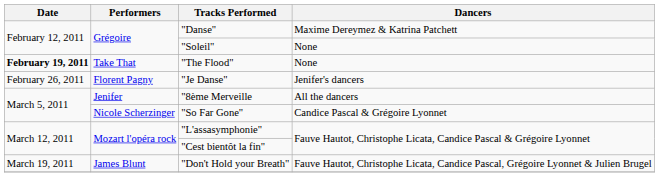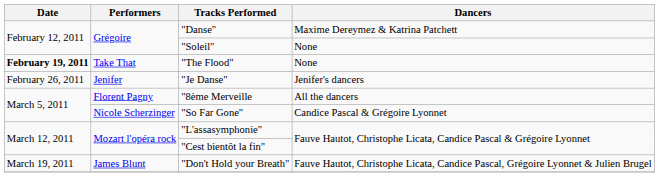(123, 79) Florent Pagny -> (108, 79) Jenifer
(108, 96) Jenifer -> (123, 96) Florent Pagny
